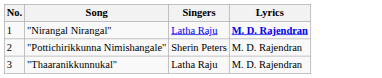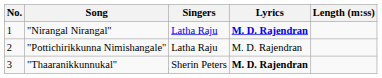+ column: (344, 13)
(199, 47) Sherin Peters -> (194, 47) Latha Raju
(194, 65) Latha Raju -> (199, 65) Sherin Peters
(267, 65) normal -> (270, 65) bold
